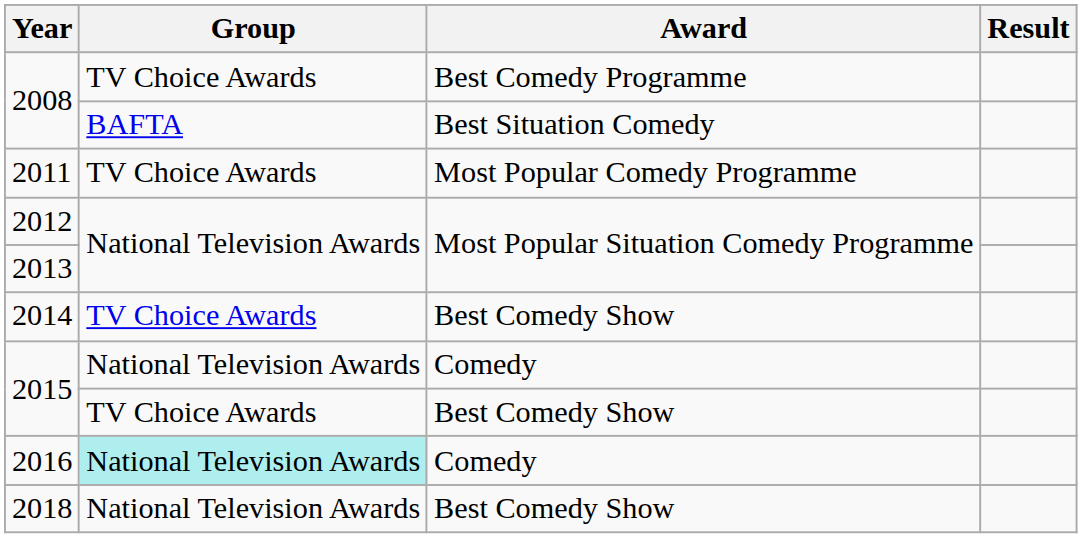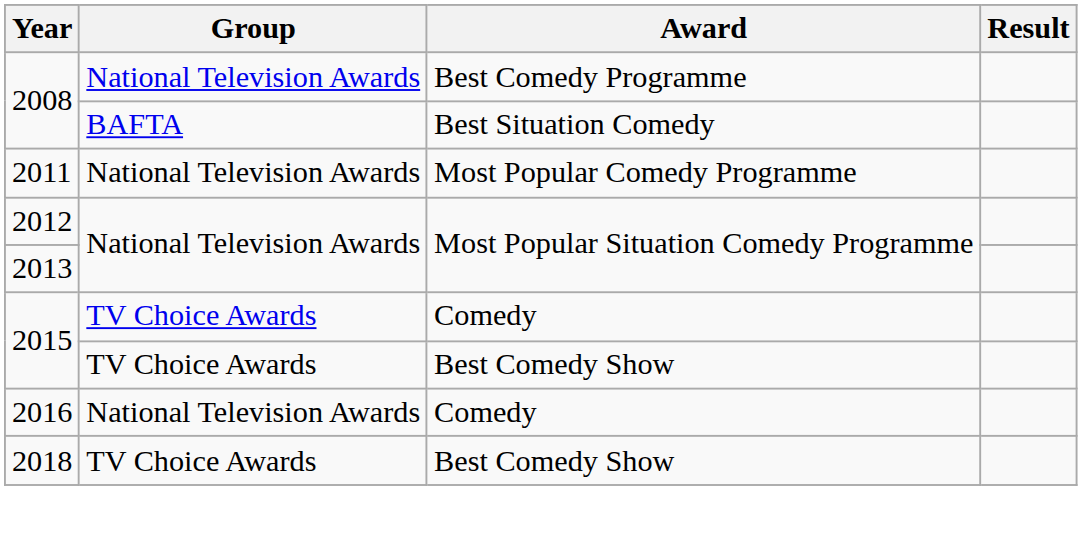(201, 76) TV Choice Awards -> (253, 76) National Television Awards
(201, 172) TV Choice Awards -> (253, 172) National Television Awards
- row: (42, 316)
(253, 364) National Television Awards -> (201, 316) TV Choice Awards
(253, 460) paleturquoise background -> (253, 412) no background
(253, 508) National Television Awards -> (201, 460) TV Choice Awards
